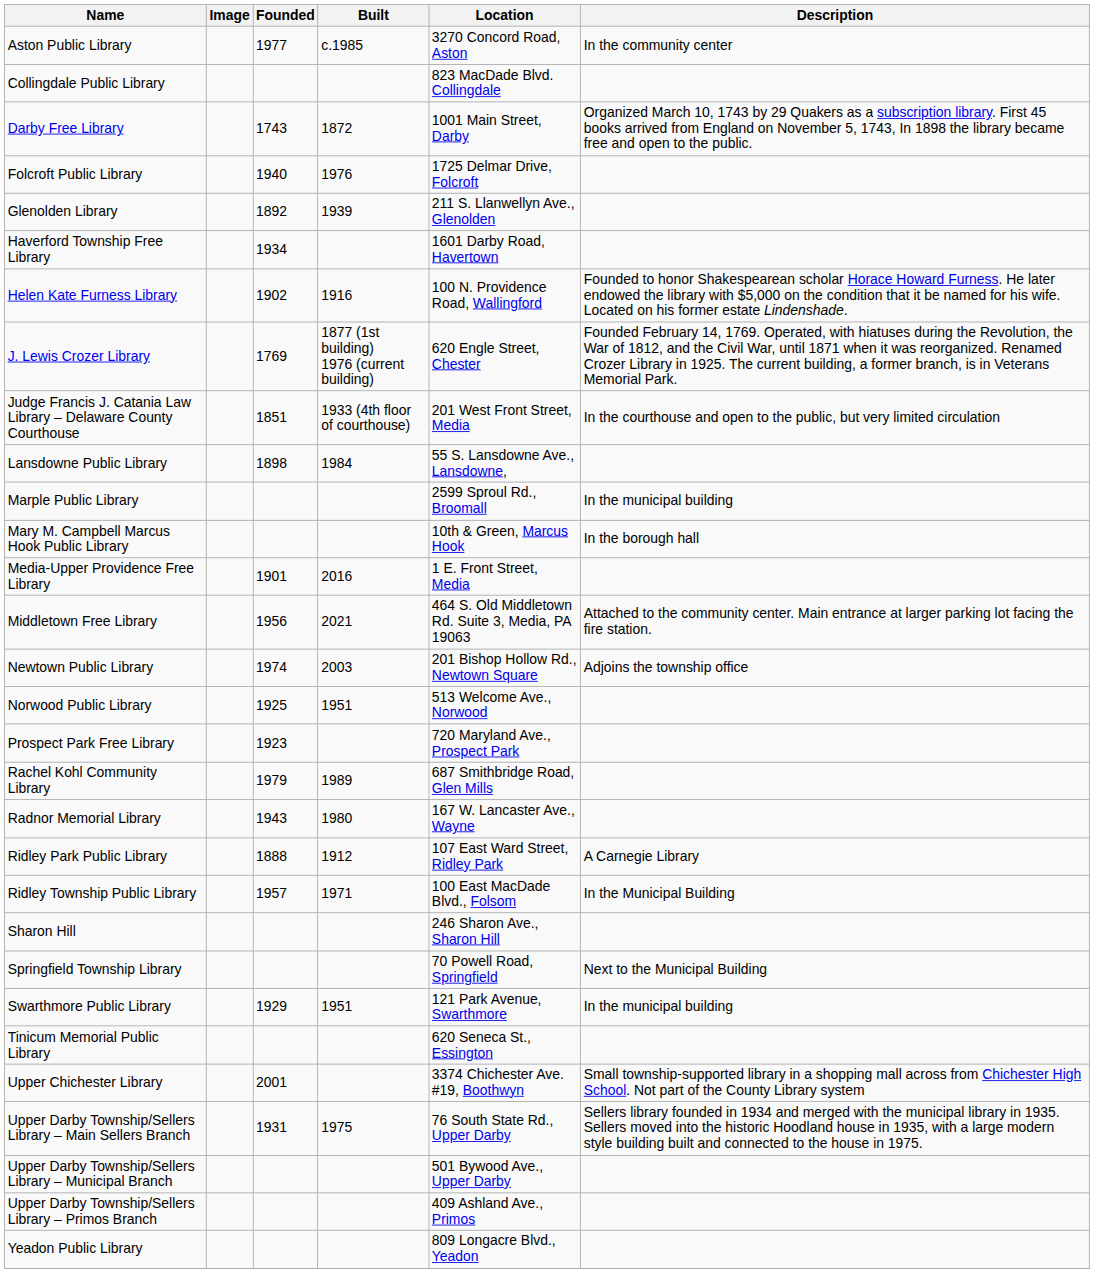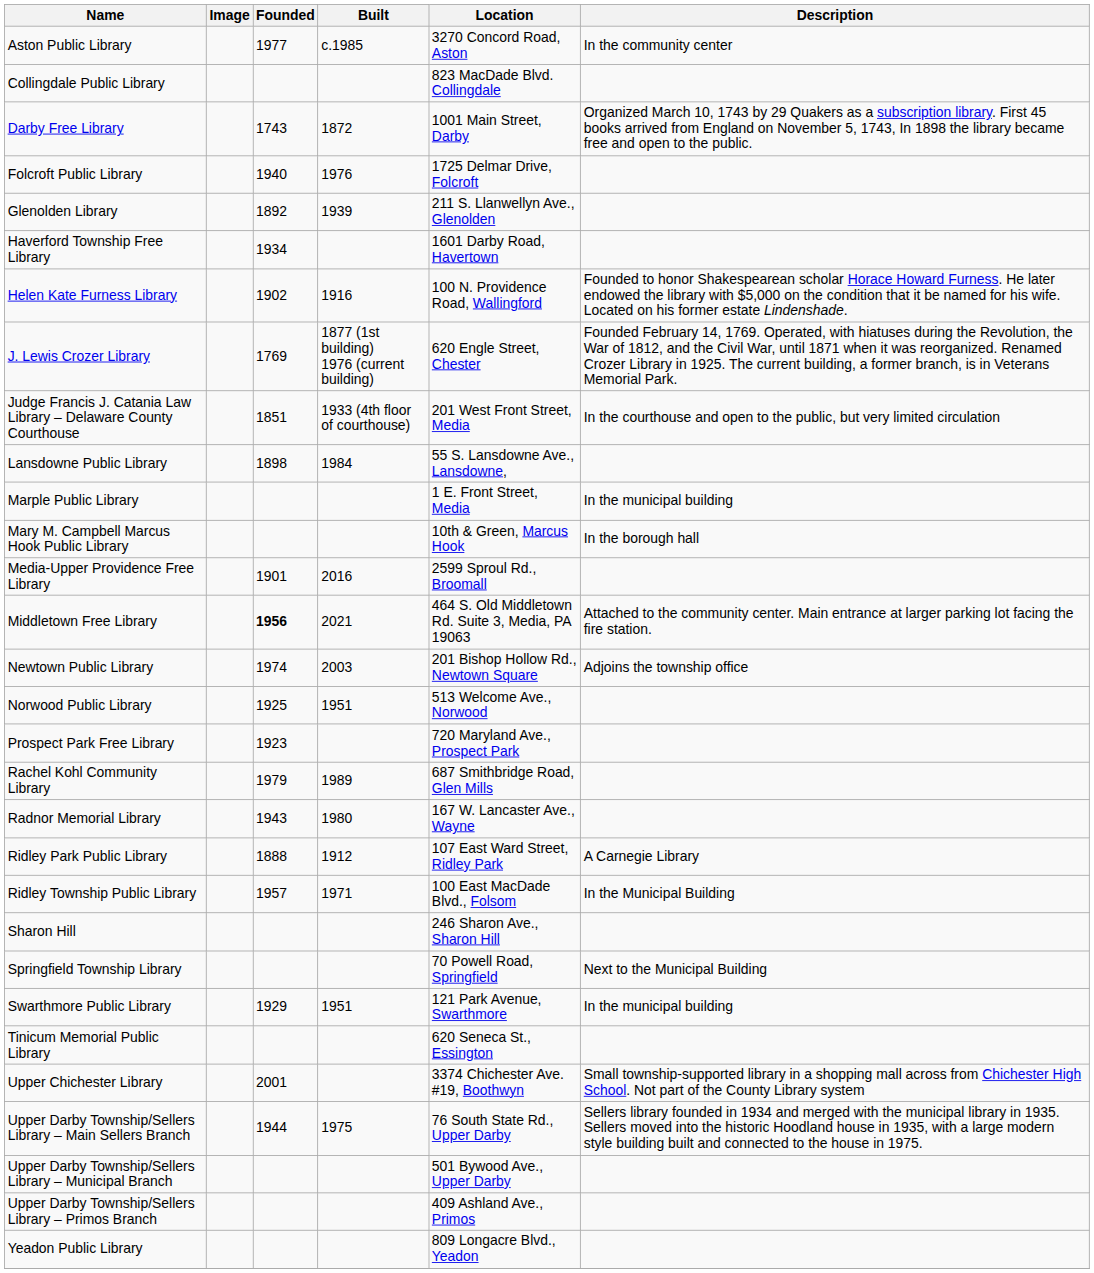(484, 501) 2599 Sproul Rd., Broomall -> (485, 501) 1 E. Front Street, Media
(485, 576) 1 E. Front Street, Media -> (484, 576) 2599 Sproul Rd., Broomall
(272, 622) normal -> (272, 622) bold
(272, 1128) 1931 -> (272, 1128) 1944
